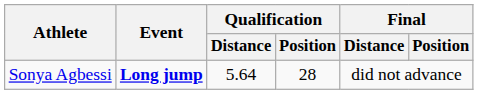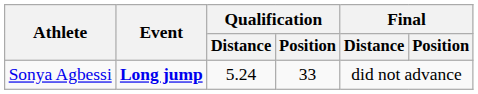(241, 75) 5.64 -> (241, 75) 5.24
(308, 75) 28 -> (308, 75) 33
